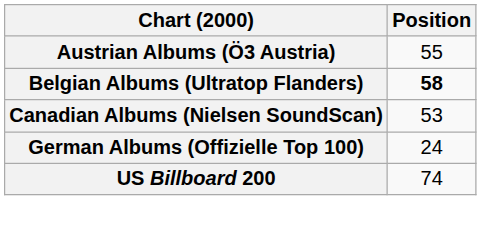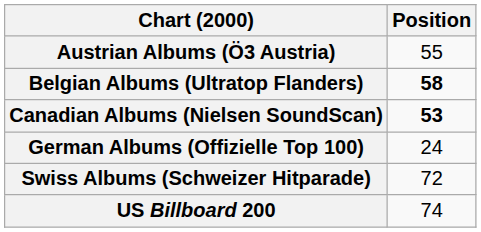(432, 115) normal -> (432, 115) bold
+ row: (196, 178)
